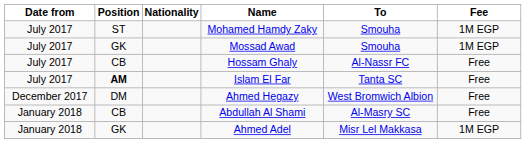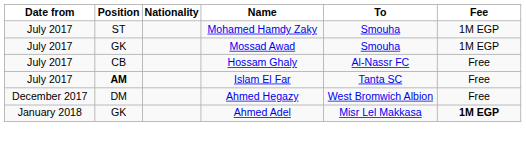- row: (262, 113)
(479, 129) normal -> (479, 113) bold
